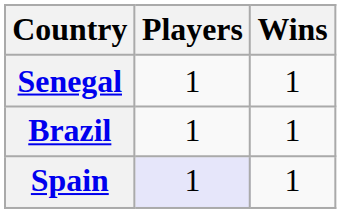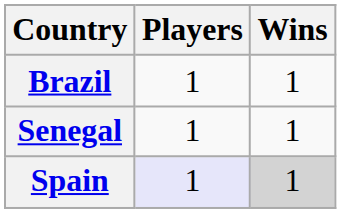rows swapped: (70, 130) <-> (70, 80)
(293, 181) no background -> (293, 181) lightgrey background
